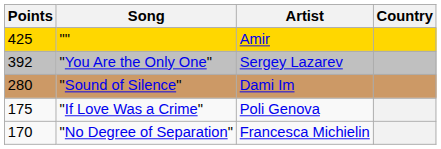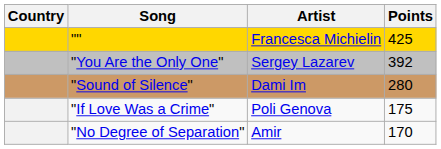columns swapped: (405, 16) <-> (30, 16)
(255, 39) Amir -> (316, 39) Francesca Michielin
(305, 132) Francesca Michielin -> (266, 132) Amir
